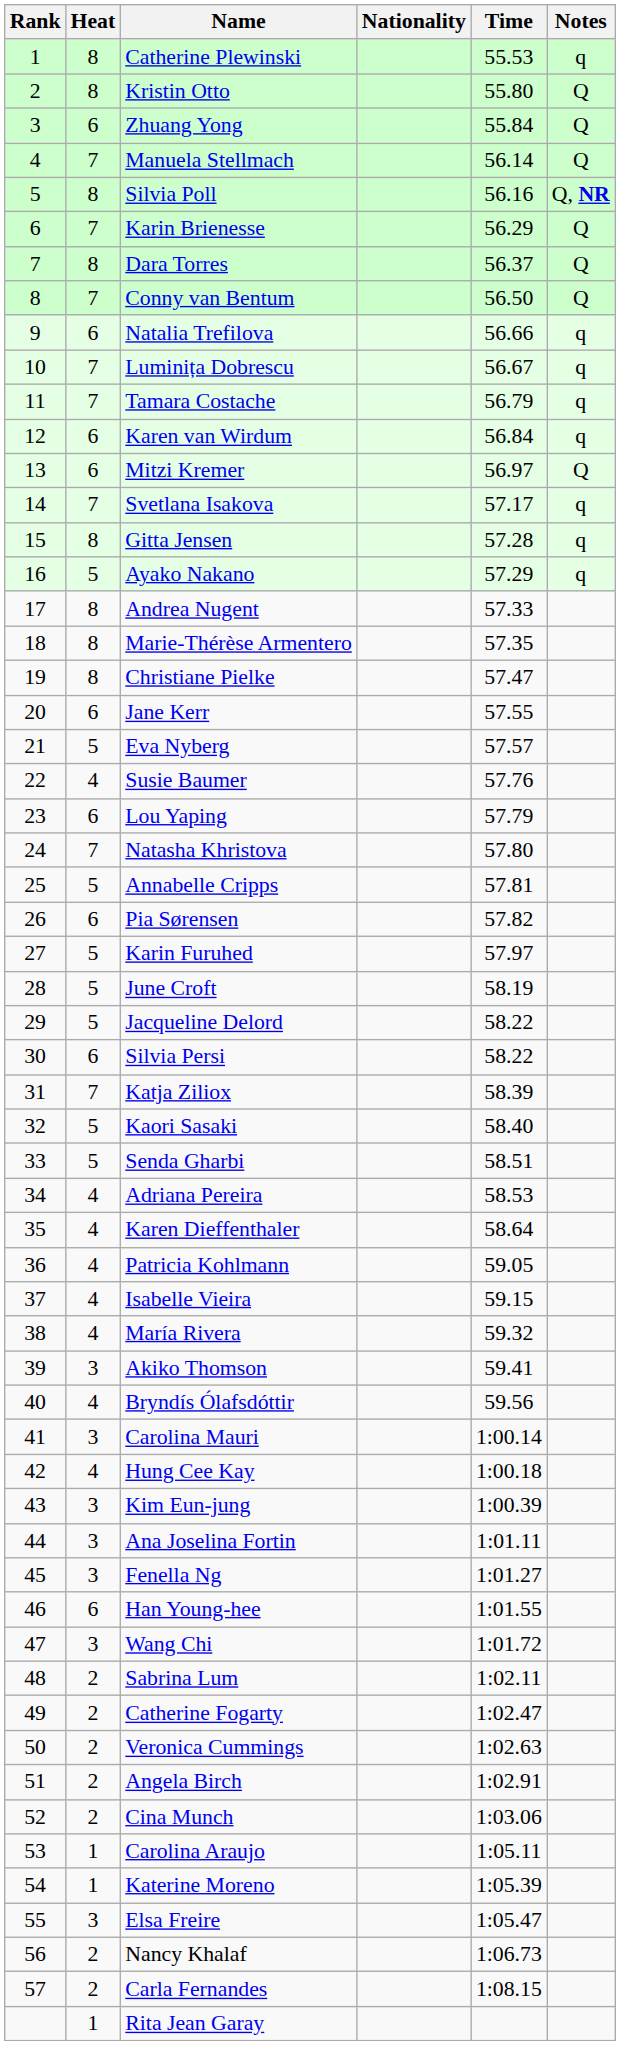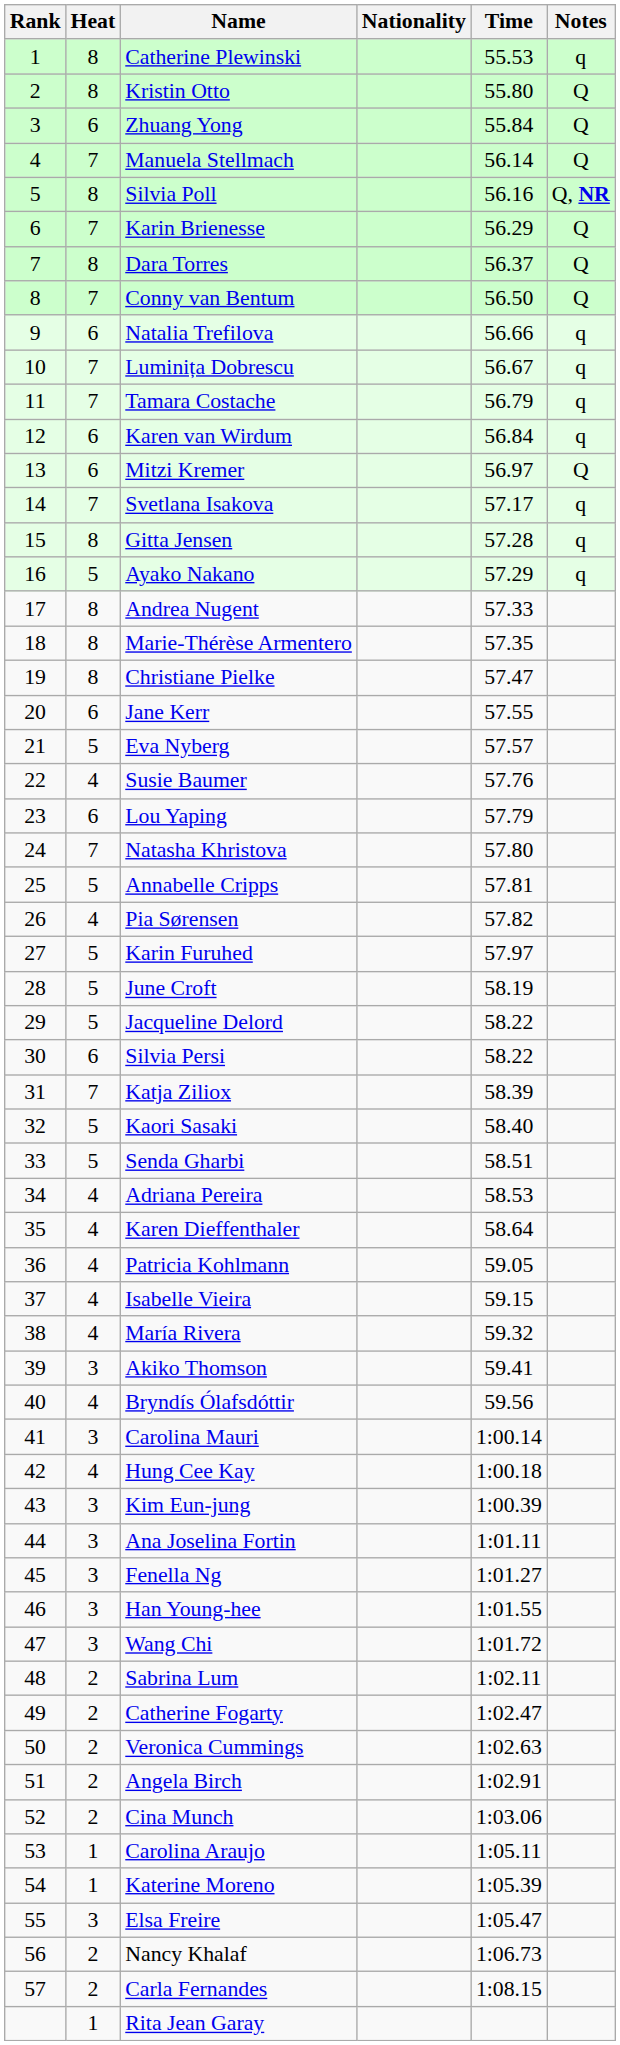(93, 919) 6 -> (93, 919) 4
(93, 1609) 6 -> (93, 1609) 3
